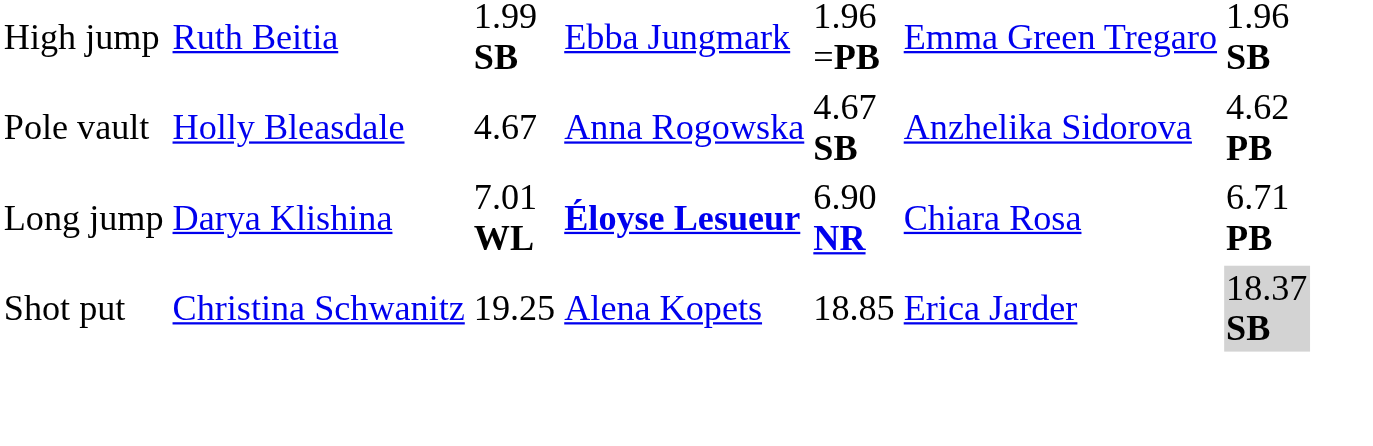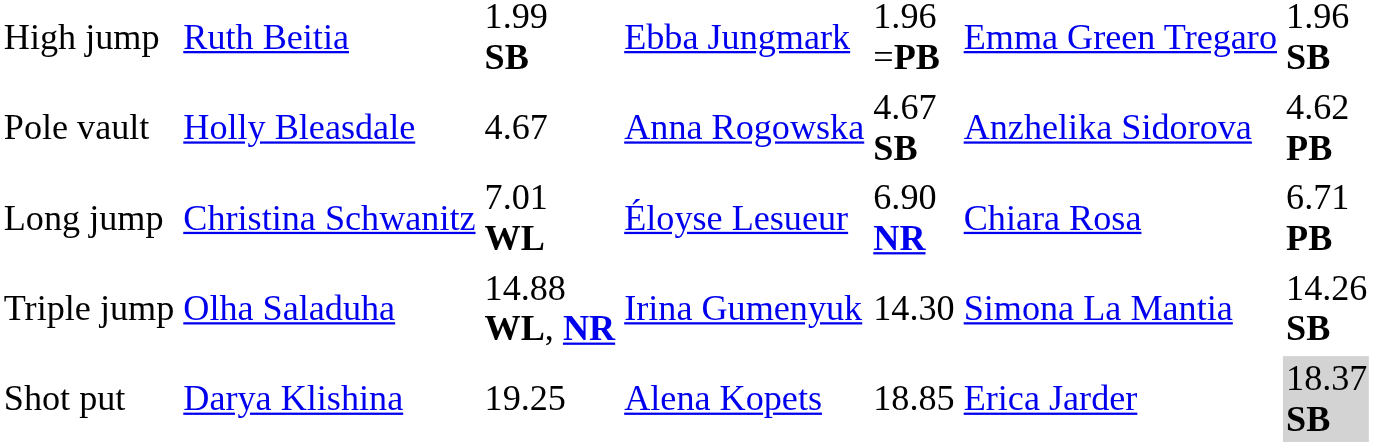(283, 217) Darya Klishina -> (329, 217) Christina Schwanitz
(682, 217) bold -> (736, 217) normal
+ row: (89, 308)
(319, 308) Christina Schwanitz -> (293, 398) Darya Klishina
